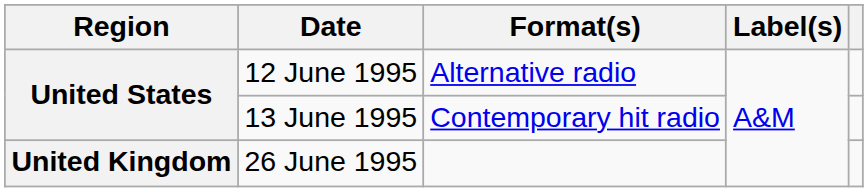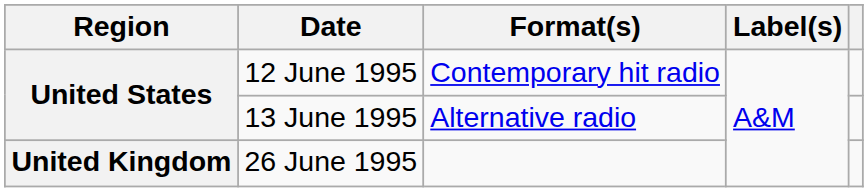(533, 72) Alternative radio -> (575, 72) Contemporary hit radio
(575, 117) Contemporary hit radio -> (533, 117) Alternative radio
